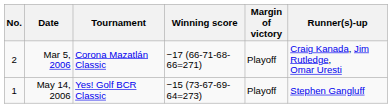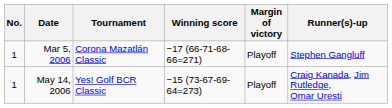(14, 59) 2 -> (14, 54) 1
(330, 59) Craig Kanada, Jim Rutledge, Omar Uresti -> (327, 54) Stephen Gangluff
(327, 91) Stephen Gangluff -> (330, 85) Craig Kanada, Jim Rutledge, Omar Uresti
